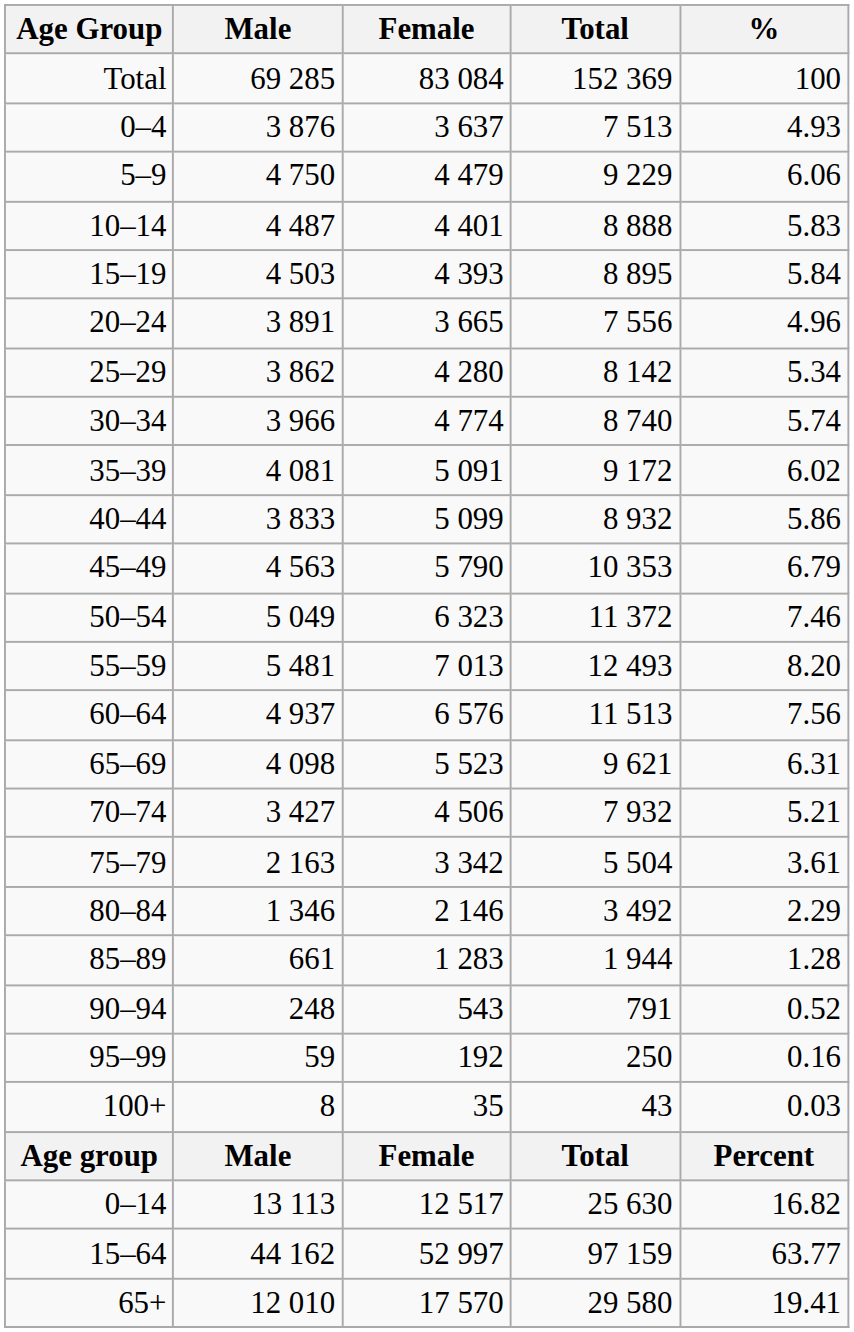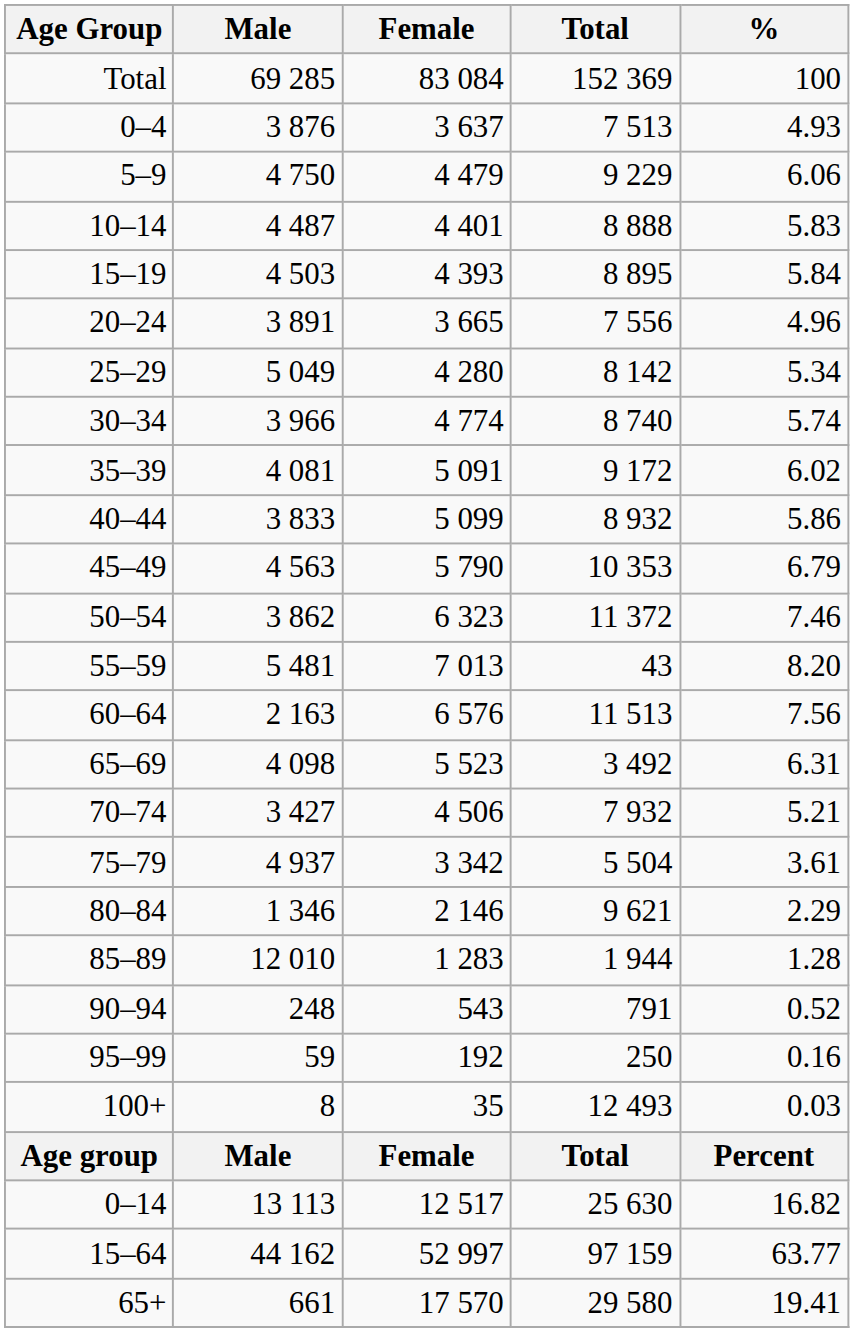(300, 371) 3 862 -> (300, 371) 5 049
(300, 616) 5 049 -> (300, 616) 3 862
(630, 665) 12 493 -> (657, 665) 43
(300, 714) 4 937 -> (300, 714) 2 163
(638, 763) 9 621 -> (638, 763) 3 492
(300, 861) 2 163 -> (300, 861) 4 937
(638, 910) 3 492 -> (638, 910) 9 621
(312, 959) 661 -> (293, 959) 12 010
(657, 1106) 43 -> (630, 1106) 12 493
(293, 1302) 12 010 -> (312, 1302) 661
